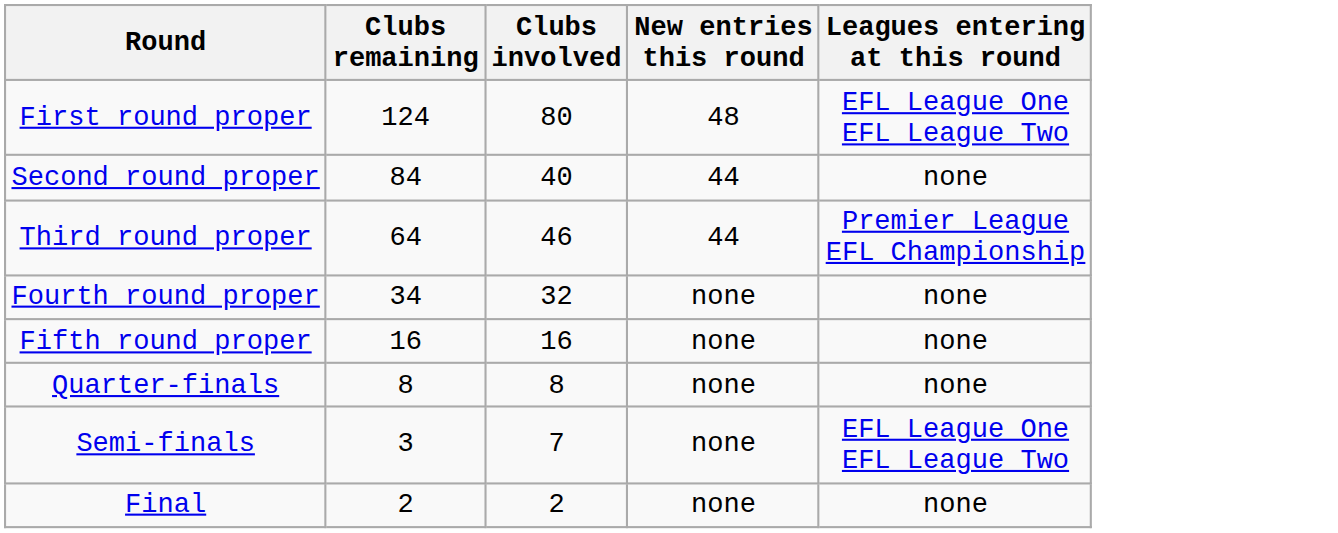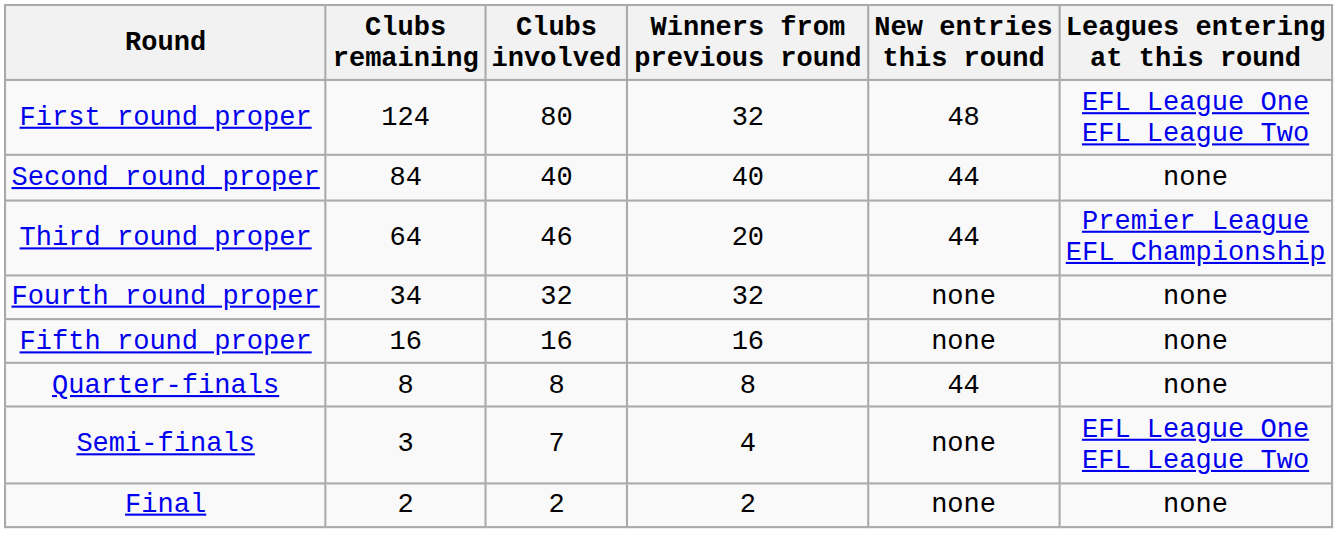+ column: (748, 43)
(724, 385) none -> (964, 385) 44
